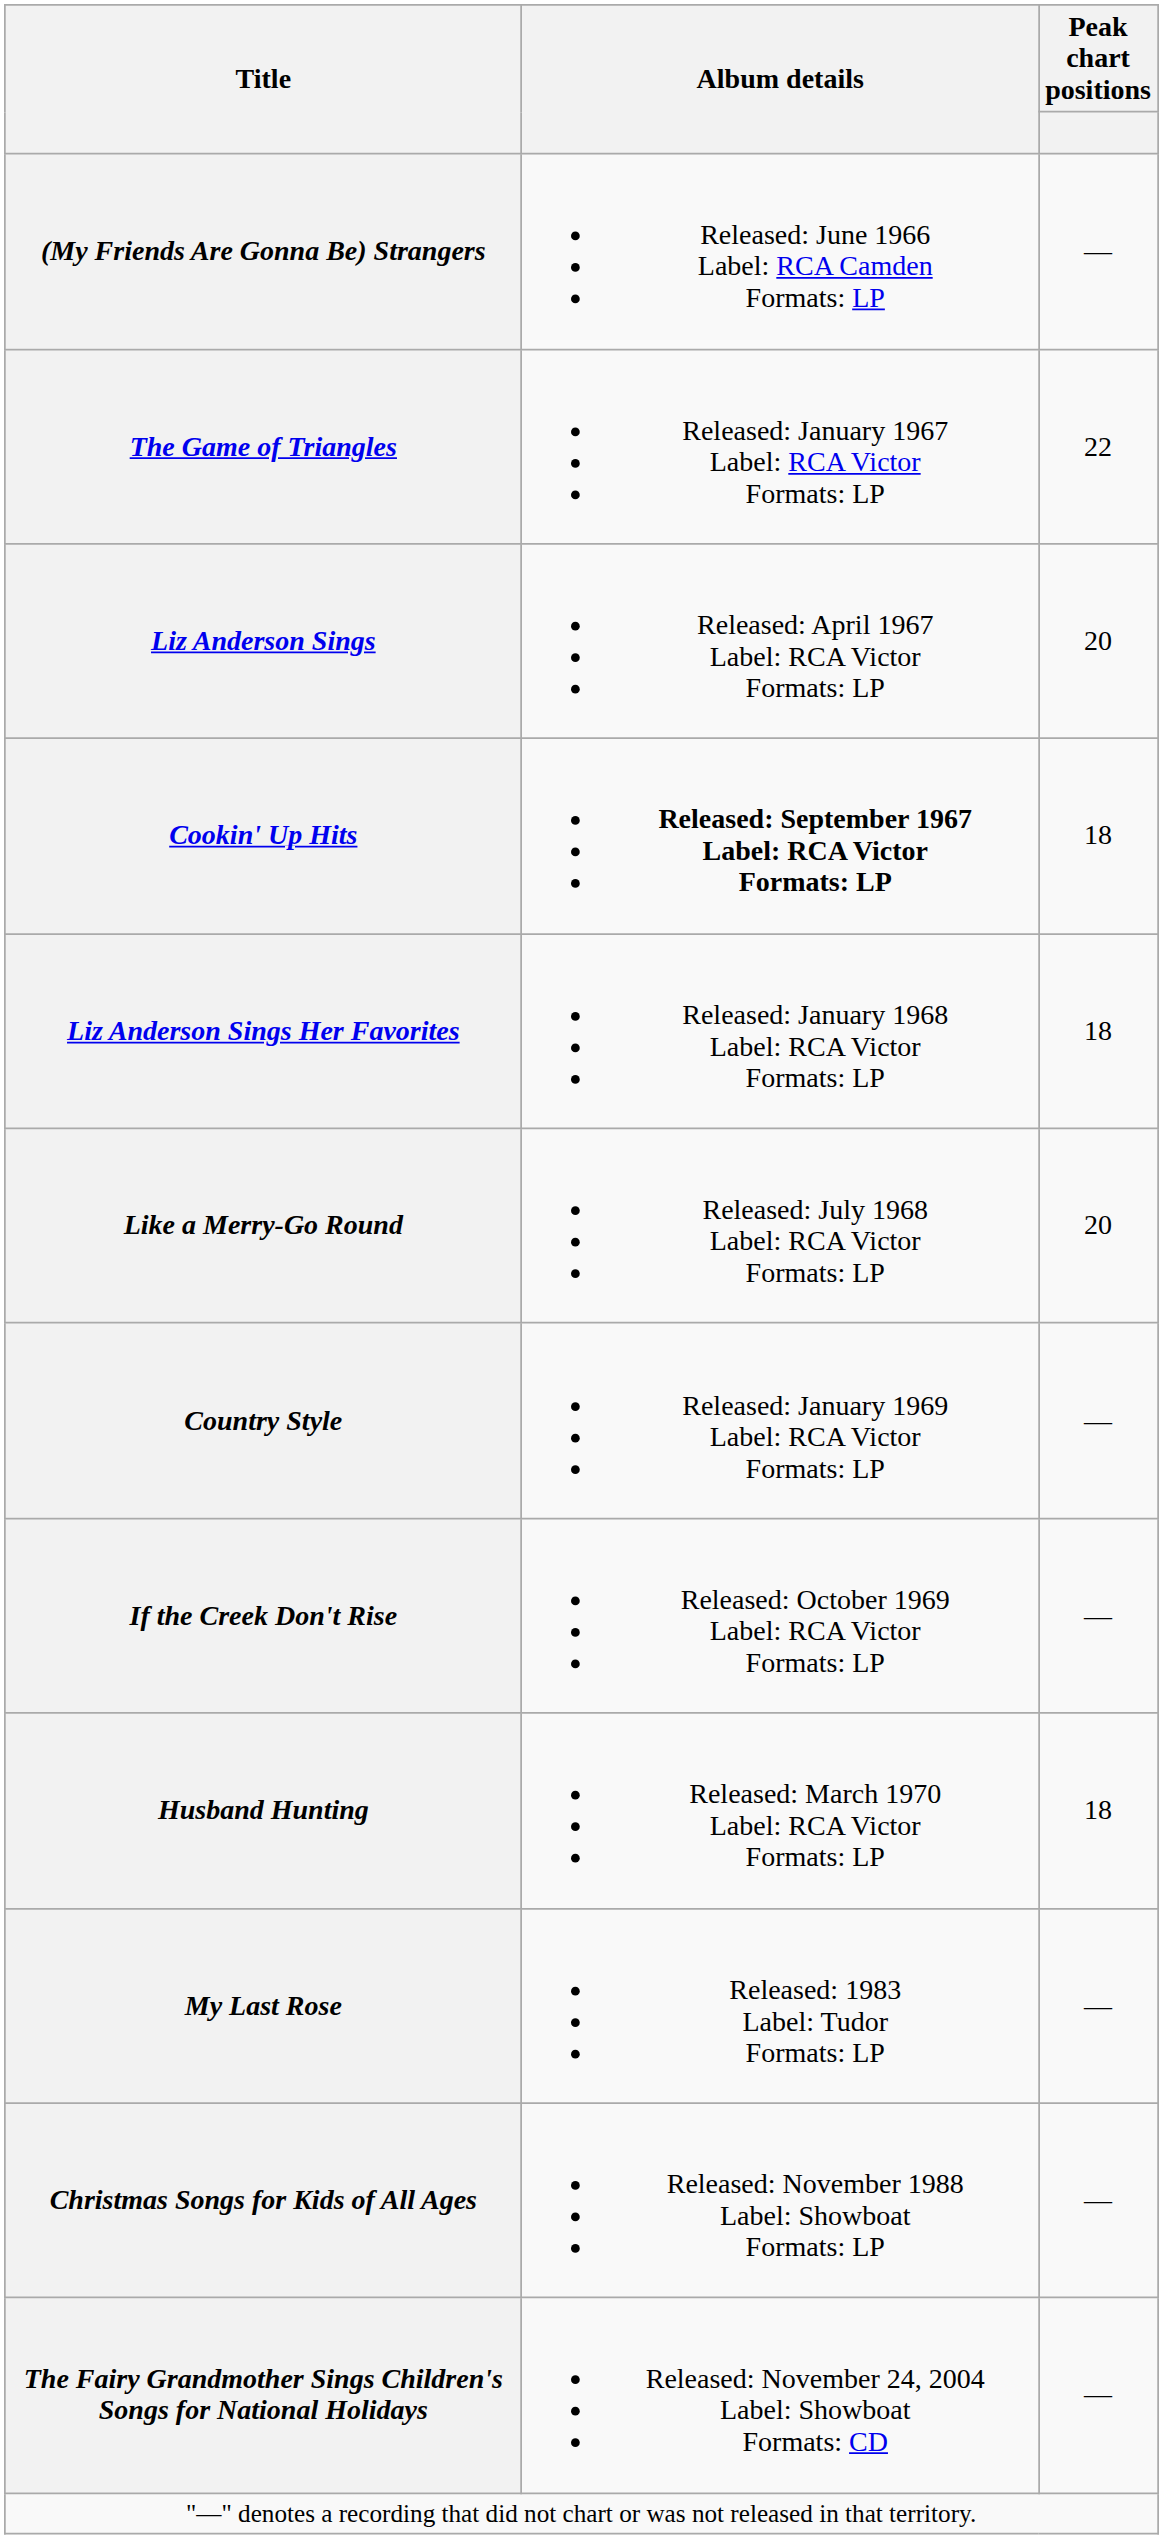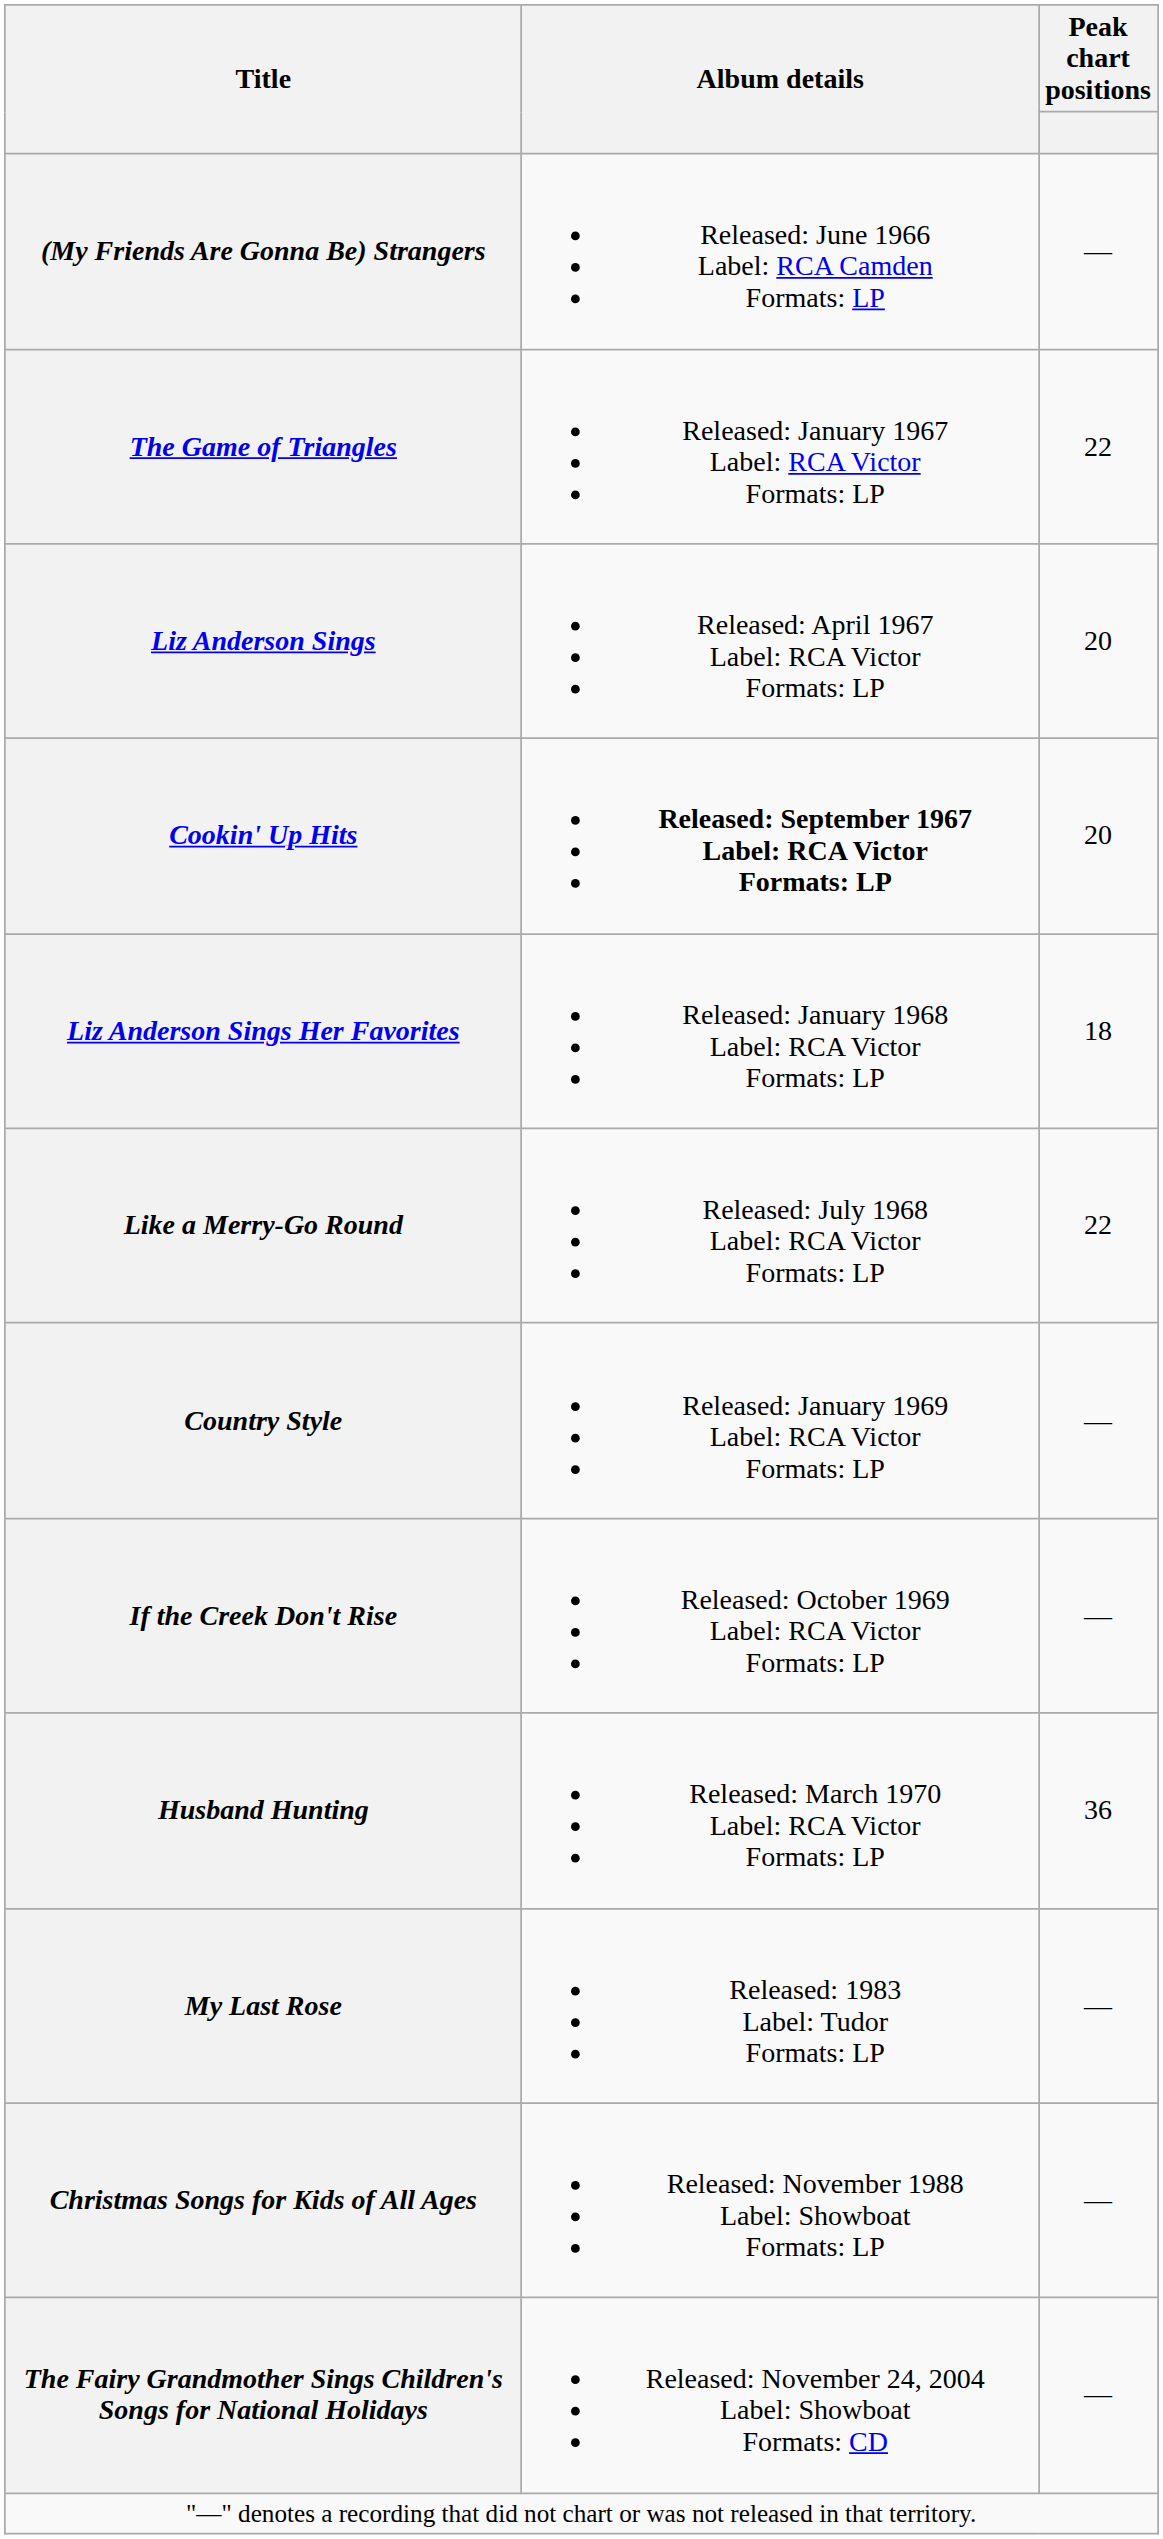(1098, 835) 18 -> (1098, 835) 20
(1098, 1225) 20 -> (1098, 1225) 22
(1098, 1810) 18 -> (1098, 1810) 36
